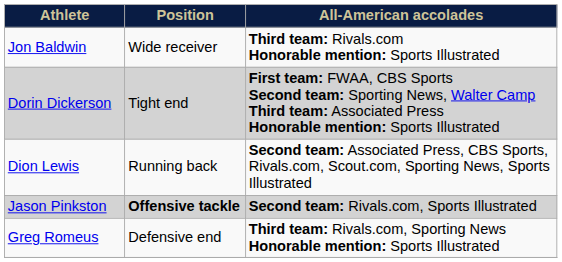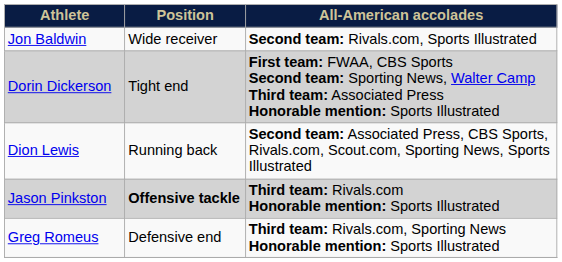(374, 47) Third team: Rivals.com Honorable mention: Sports Illustrated -> (393, 39) Second team: Rivals.com, Sports Illustrated
(393, 206) Second team: Rivals.com, Sports Illustrated -> (374, 198) Third team: Rivals.com Honorable mention: Sports Illustrated
